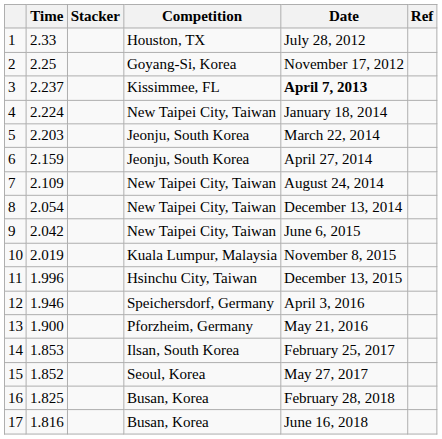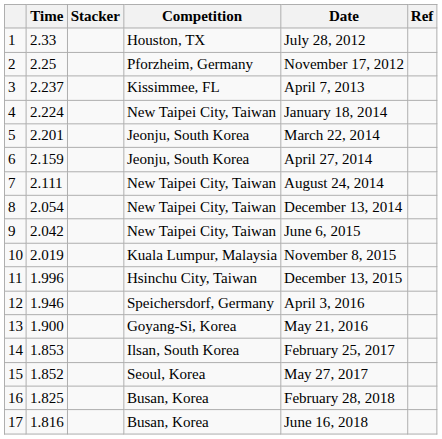(182, 64) Goyang-Si, Korea -> (190, 64) Pforzheim, Germany
(326, 87) bold -> (324, 87) normal
(47, 135) 2.203 -> (47, 135) 2.201
(47, 183) 2.109 -> (46, 183) 2.111
(190, 326) Pforzheim, Germany -> (182, 326) Goyang-Si, Korea
